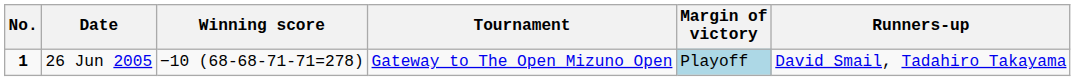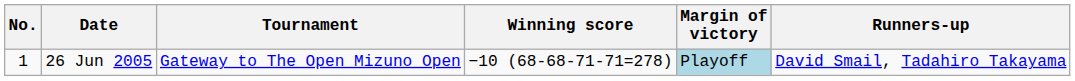columns swapped: (522, 27) <-> (262, 27)
(23, 63) bold -> (23, 63) normal
